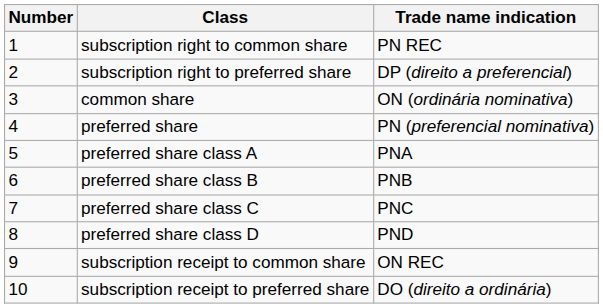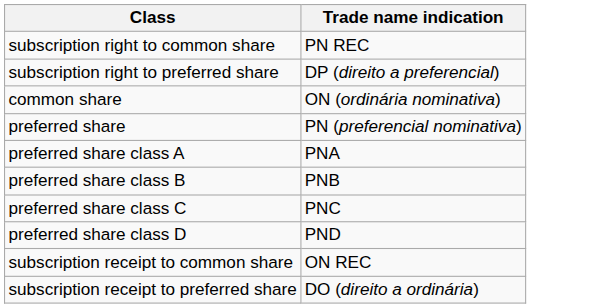- column: (41, 18)
